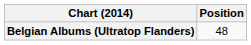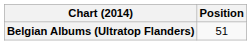(222, 31) 48 -> (222, 31) 51
